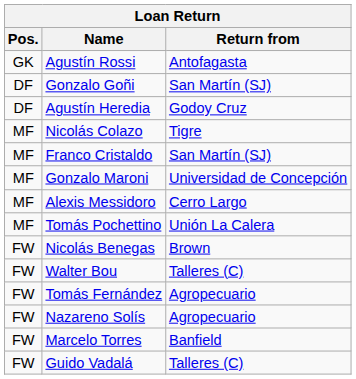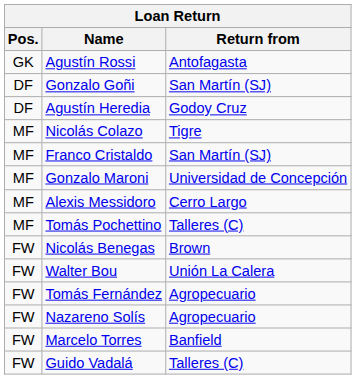(222, 224) Unión La Calera -> (206, 224) Talleres (C)
(206, 270) Talleres (C) -> (222, 270) Unión La Calera
